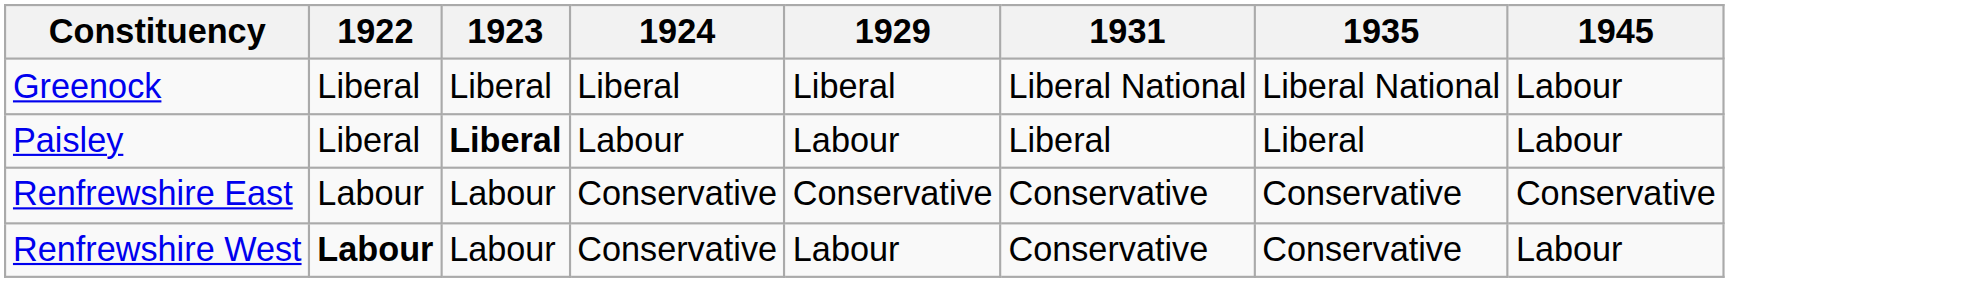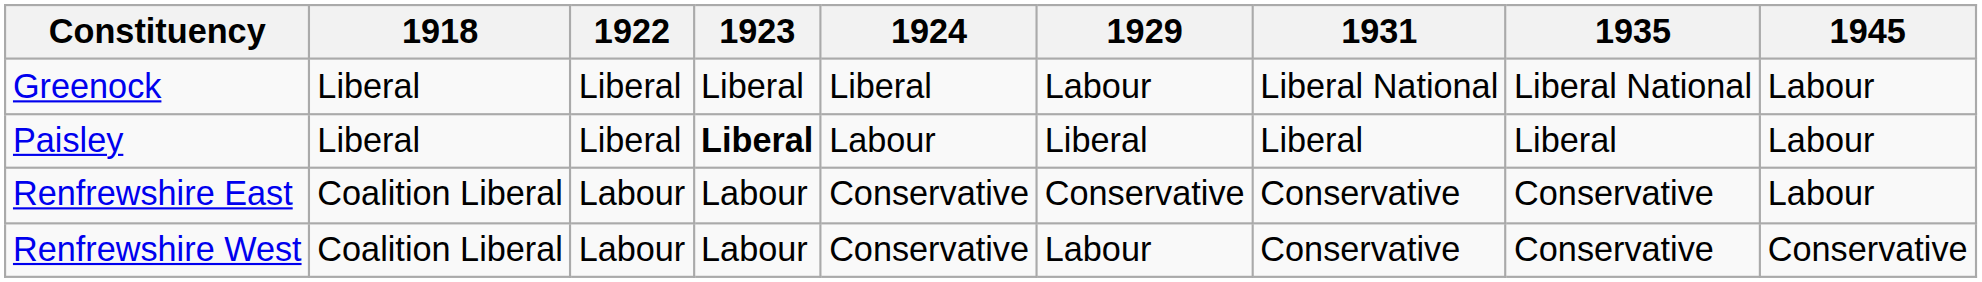+ column: (440, 31)
(844, 85) Liberal -> (1098, 85) Labour
(846, 140) Labour -> (1096, 140) Liberal
(1616, 194) Conservative -> (1821, 194) Labour
(375, 248) bold -> (632, 248) normal
(1569, 248) Labour -> (1868, 248) Conservative
